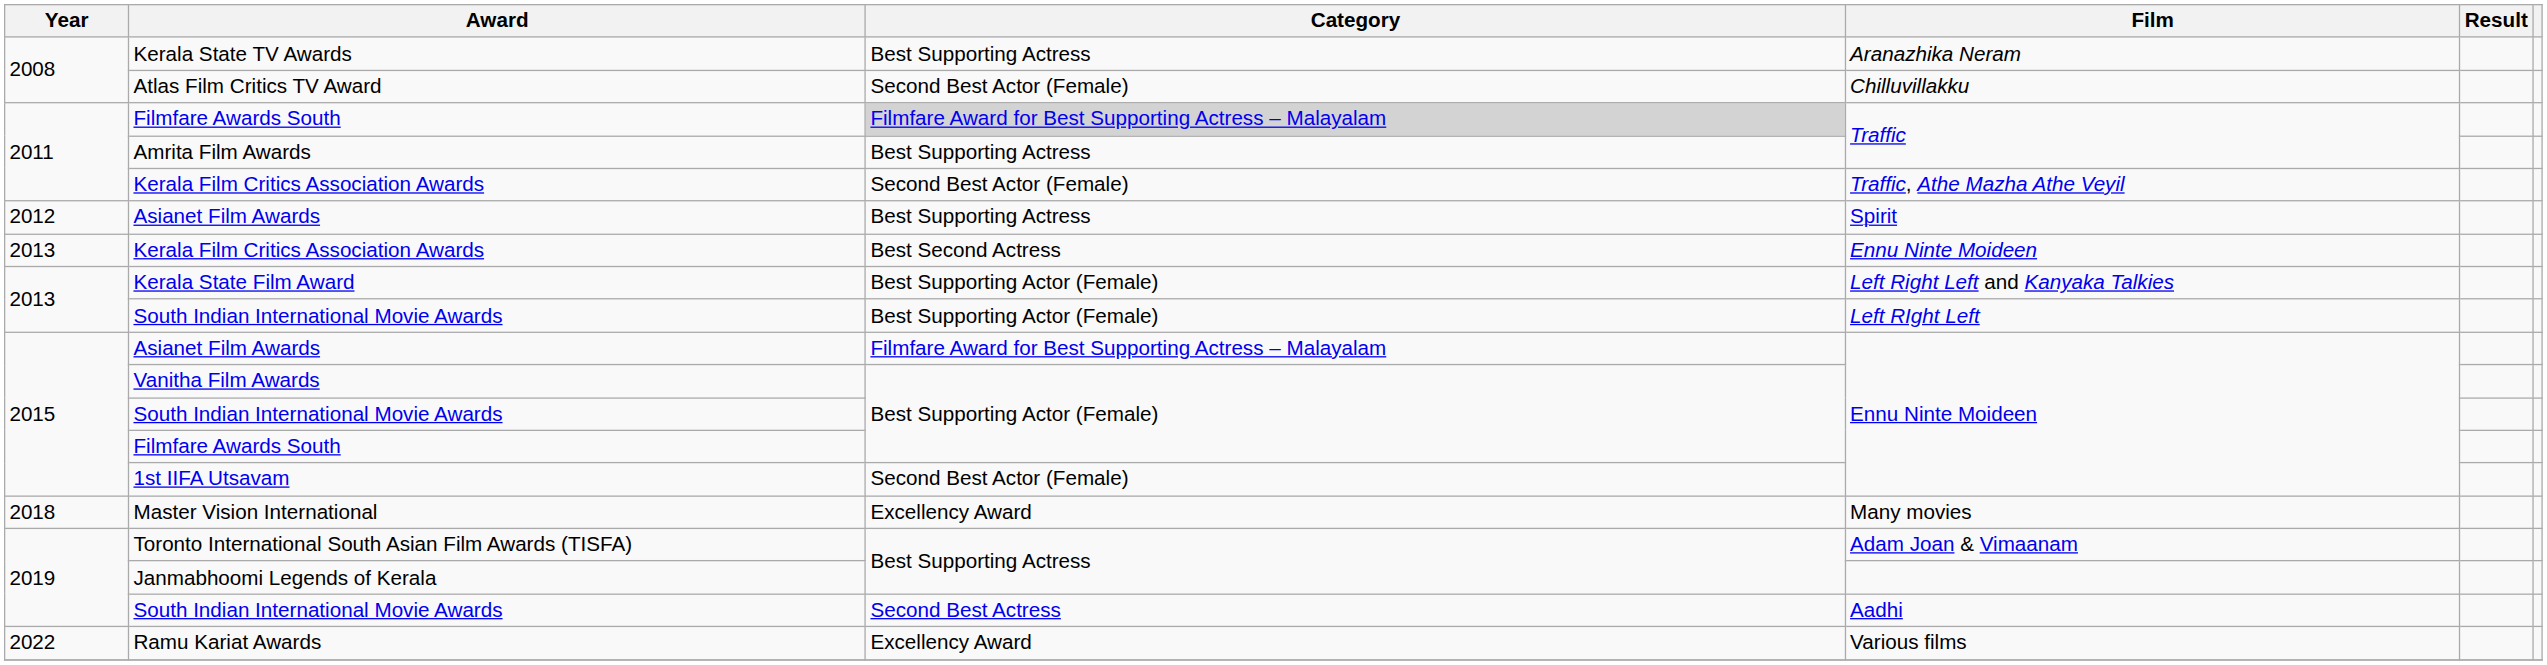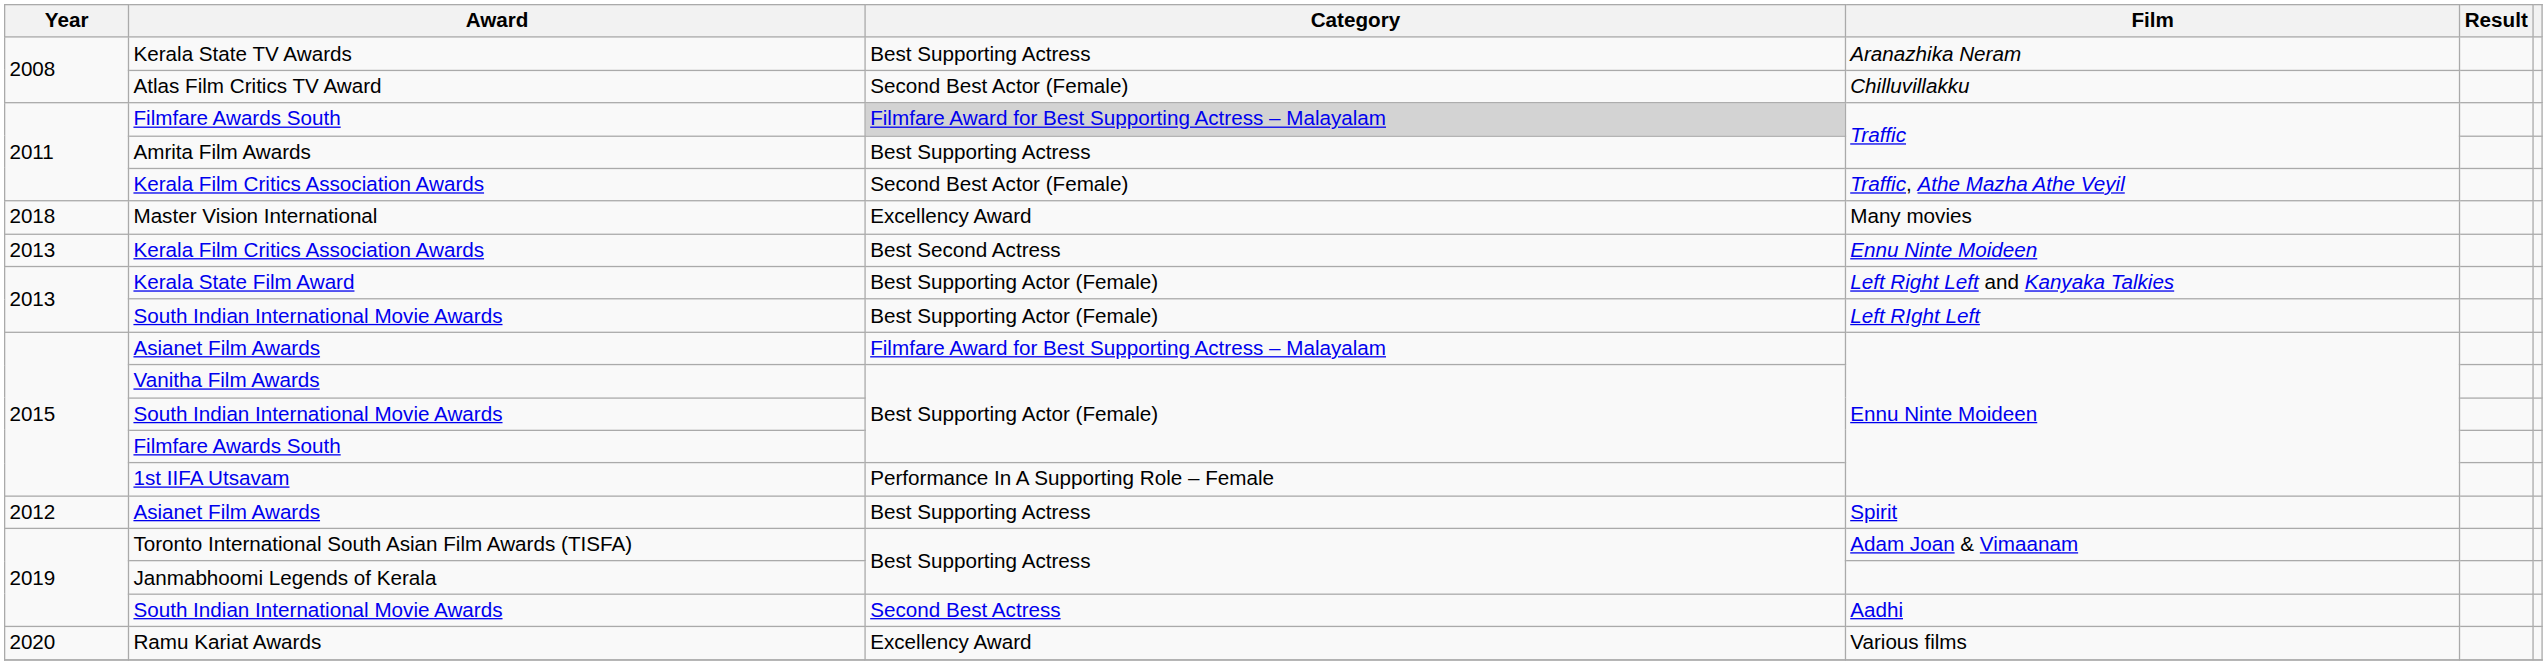rows swapped: (227, 217) <-> (255, 511)
(999, 479) Second Best Actor (Female) -> (1072, 479) Performance In A Supporting Role – Female
(32, 642) 2022 -> (32, 642) 2020
